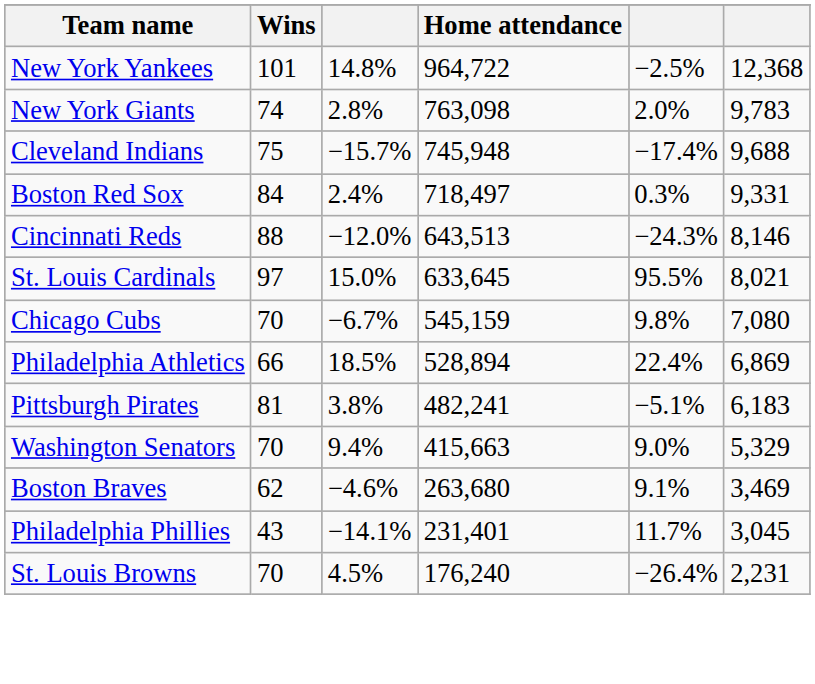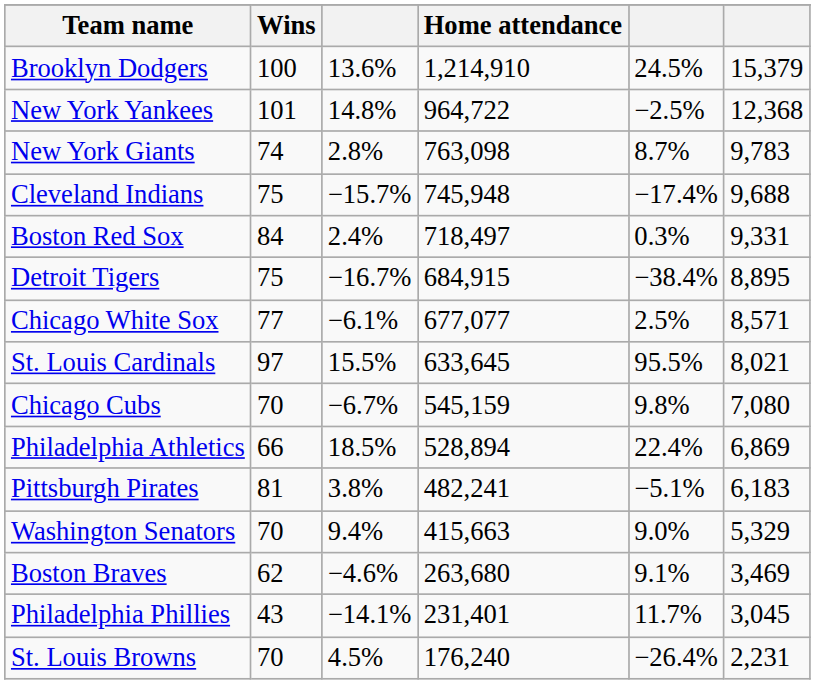+ row: (109, 67)
(662, 109) 2.0% -> (662, 151) 8.7%
+ row: (85, 278)
+ row: (115, 320)
- row: (96, 236)
(362, 278) 15.0% -> (362, 362) 15.5%
